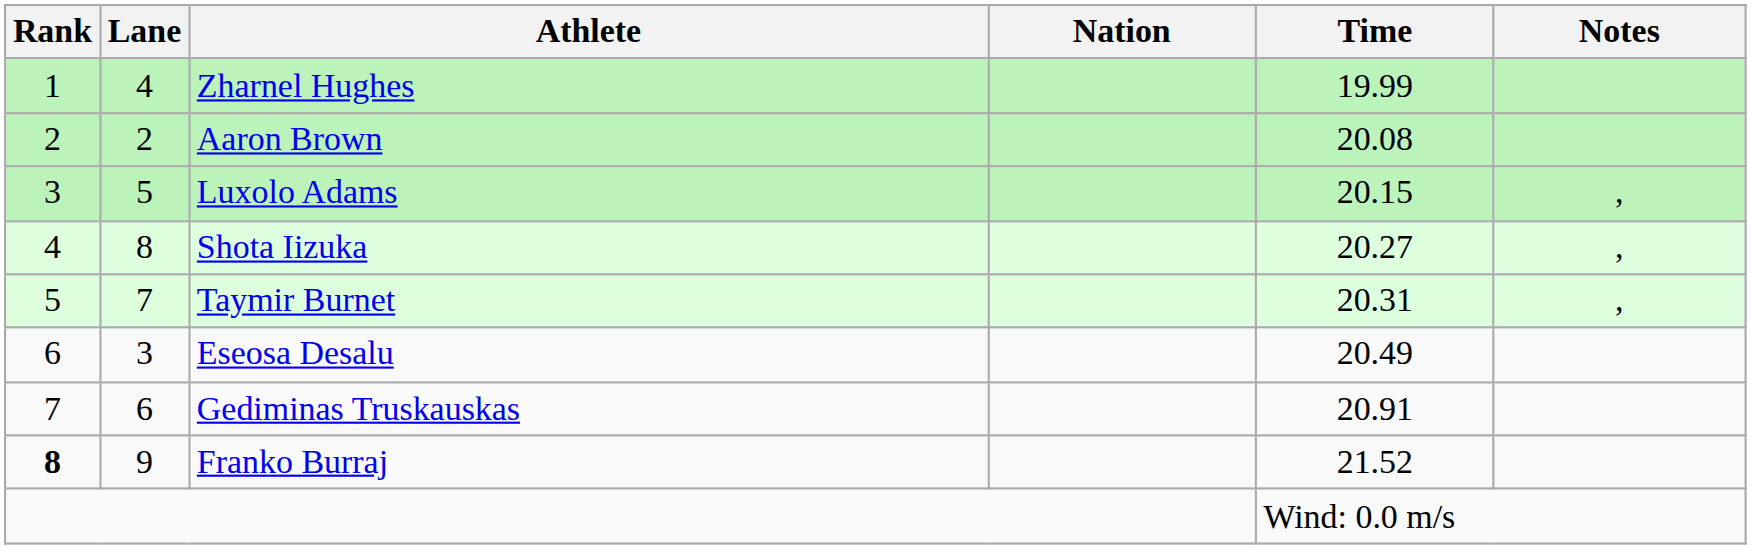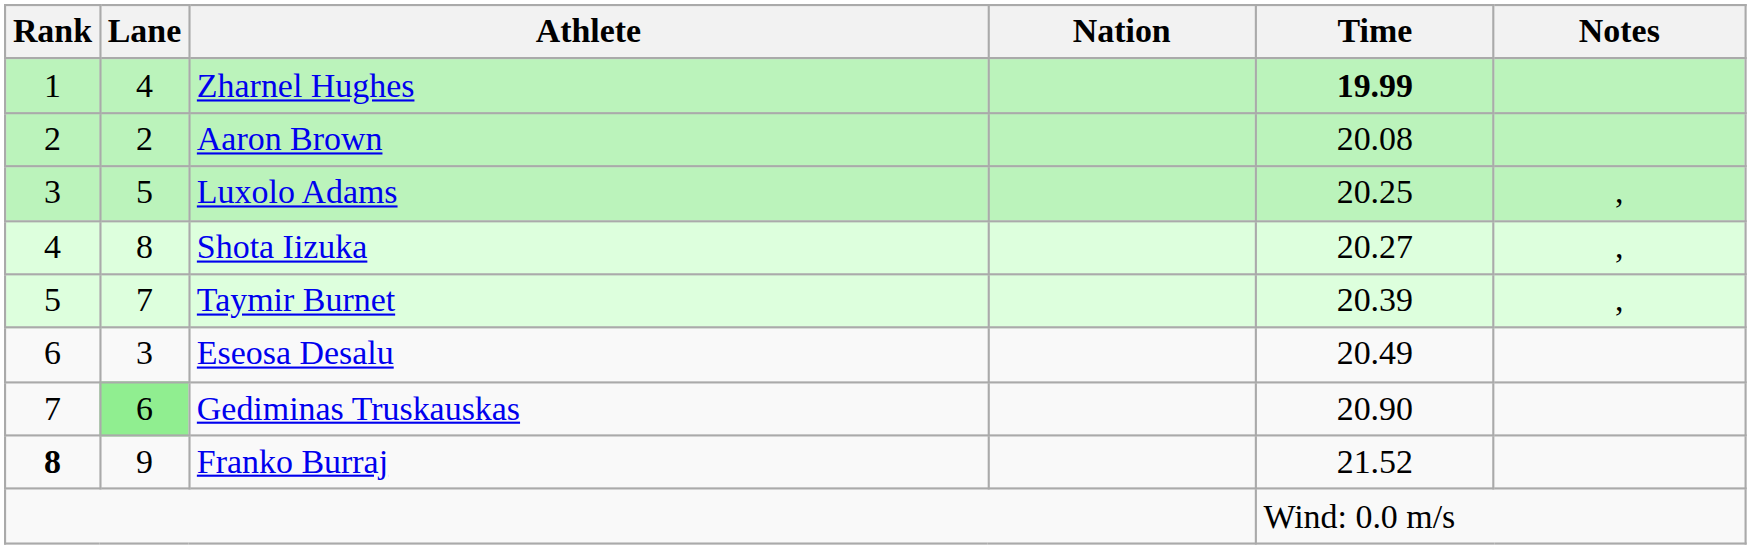(1375, 85) normal -> (1375, 85) bold
(1375, 192) 20.15 -> (1375, 192) 20.25
(1375, 300) 20.31 -> (1375, 300) 20.39
(144, 407) no background -> (144, 407) lightgreen background
(1375, 407) 20.91 -> (1375, 407) 20.90
